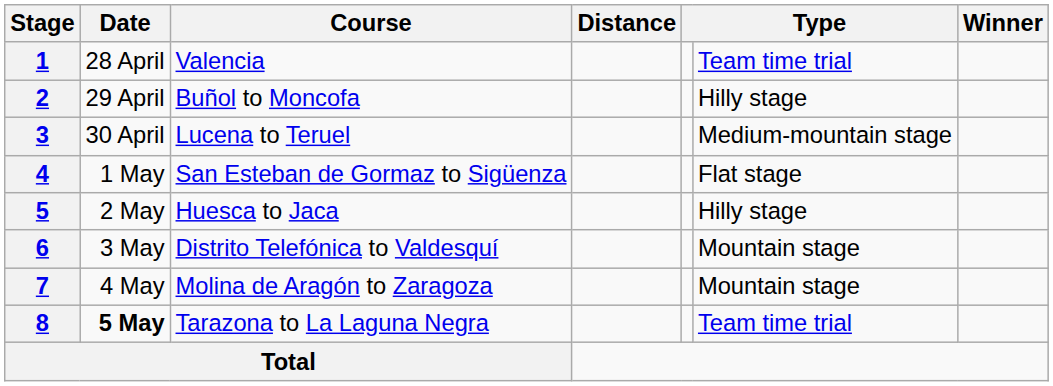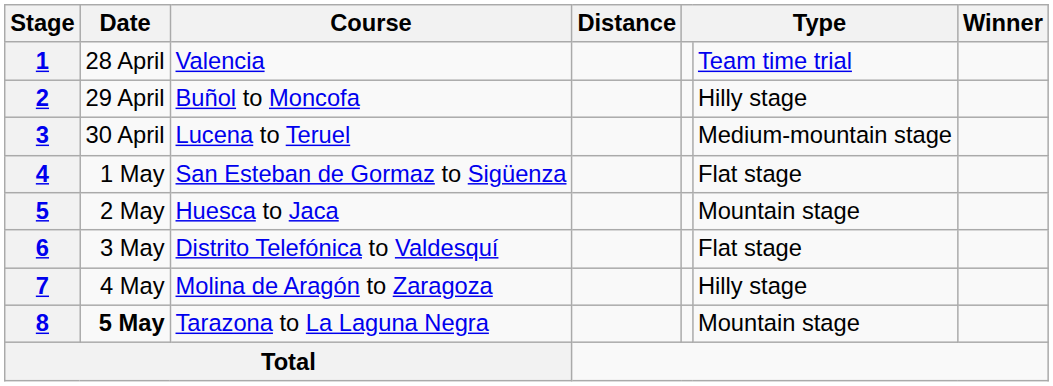(753, 211) Hilly stage -> (779, 211) Mountain stage
(779, 248) Mountain stage -> (750, 248) Flat stage
(779, 286) Mountain stage -> (753, 286) Hilly stage
(775, 323) Team time trial -> (779, 323) Mountain stage
